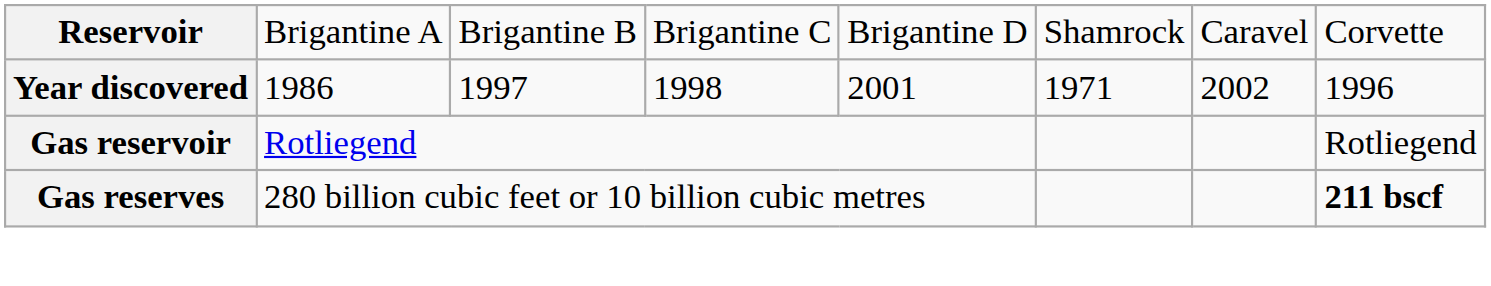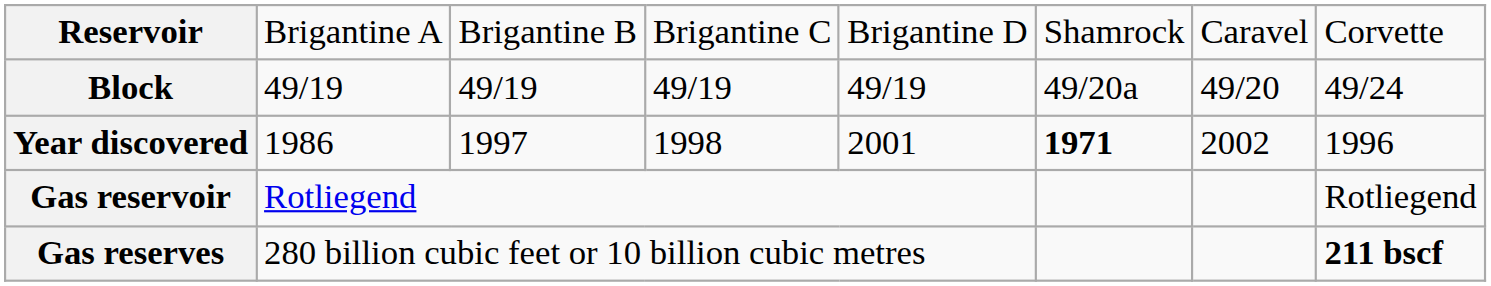+ row: (131, 87)
(1078, 87) normal -> (1078, 142) bold
